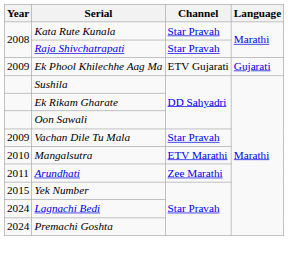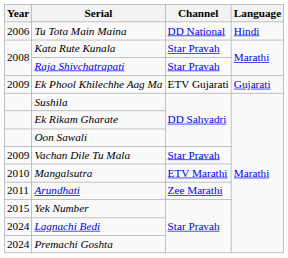+ row: (80, 31)
